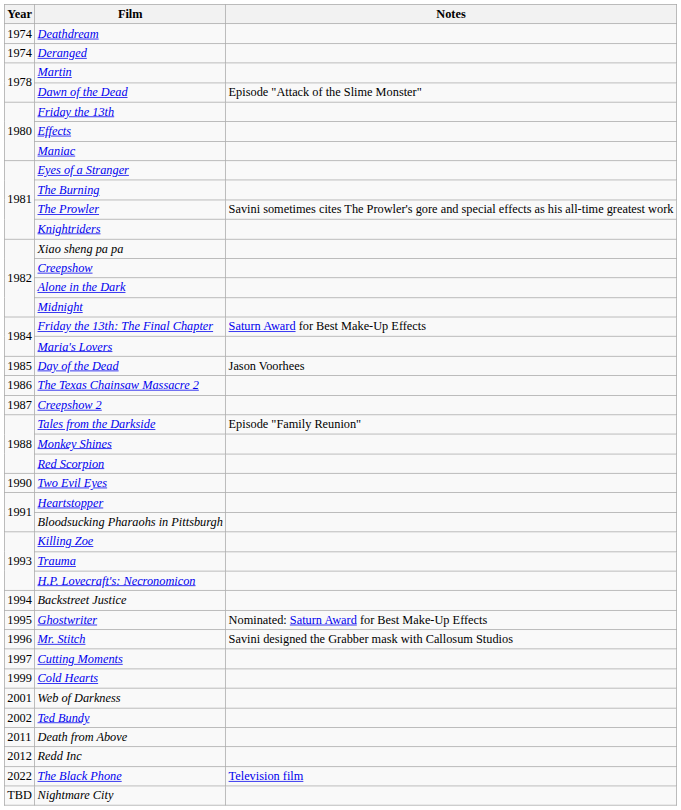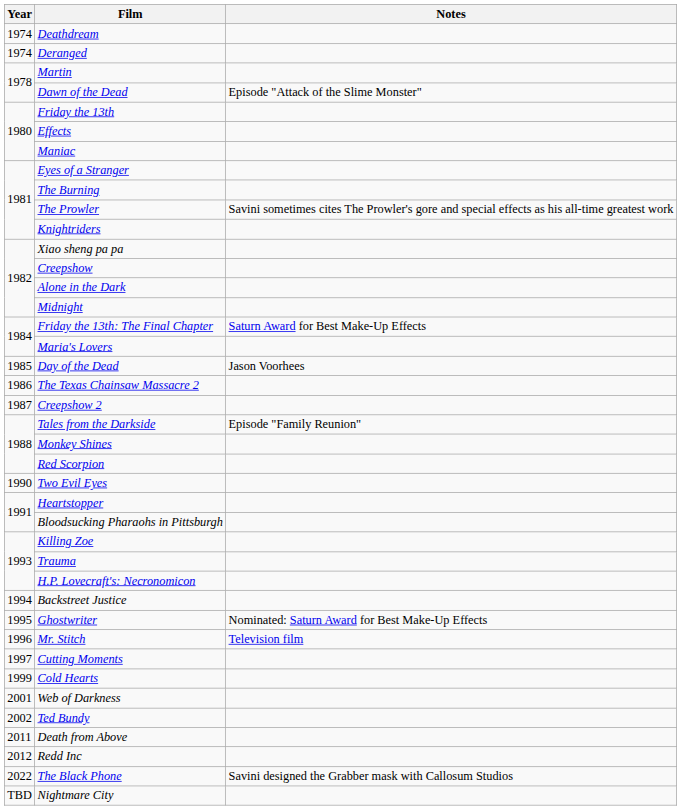(371, 639) Savini designed the Grabber mask with Callosum Studios -> (266, 639) Television film
(266, 776) Television film -> (371, 776) Savini designed the Grabber mask with Callosum Studios
